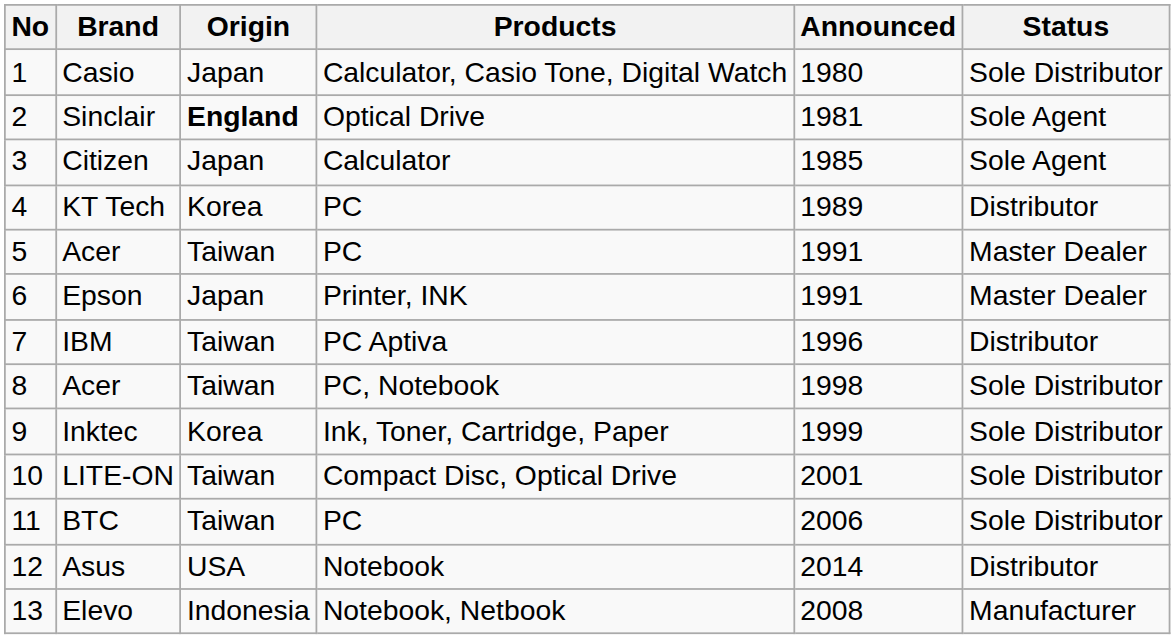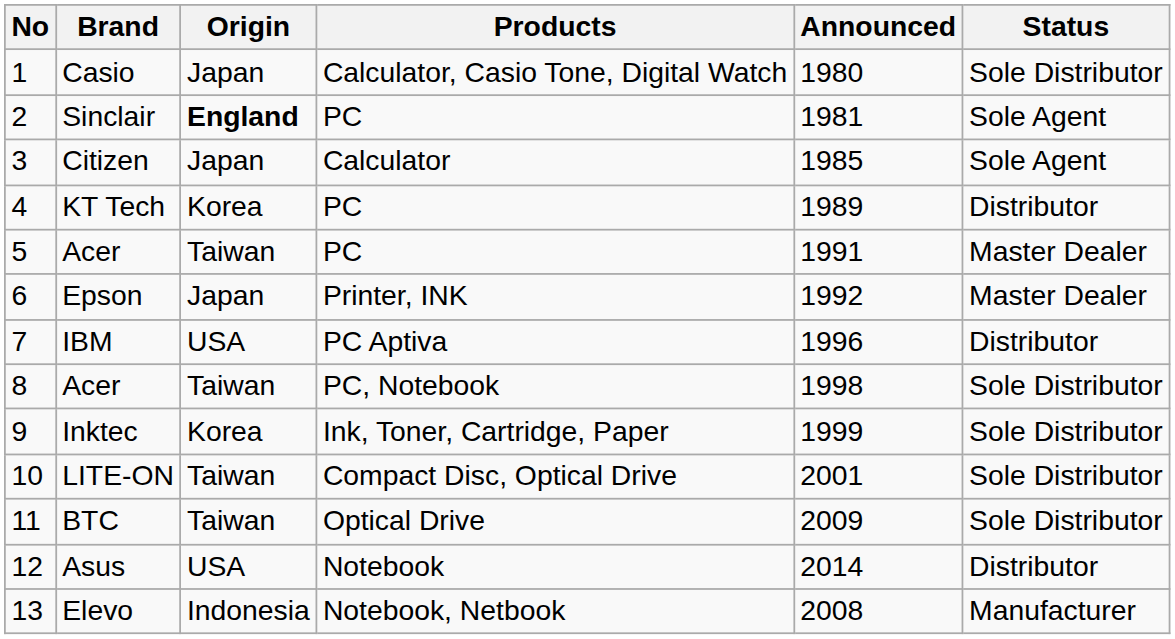(404, 116) Optical Drive -> (343, 116) PC
(832, 296) 1991 -> (832, 296) 1992
(231, 341) Taiwan -> (216, 341) USA
(343, 521) PC -> (404, 521) Optical Drive
(832, 521) 2006 -> (832, 521) 2009
